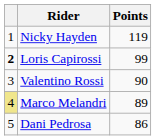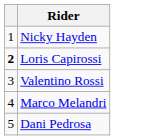- column: (130, 15)
(11, 102) khaki background -> (11, 102) no background
